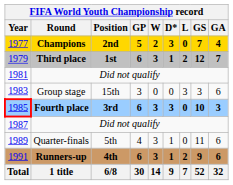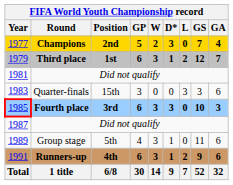(61, 91) Group stage -> (61, 91) Quarter-finals
(61, 140) Quarter-finals -> (61, 140) Group stage
